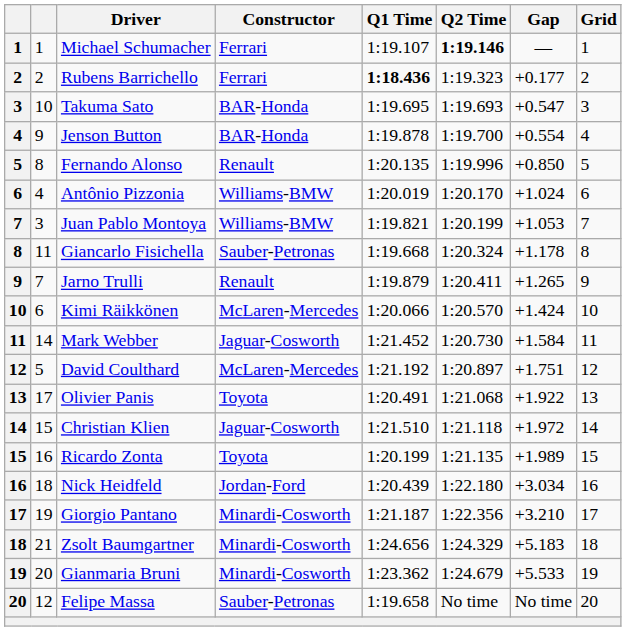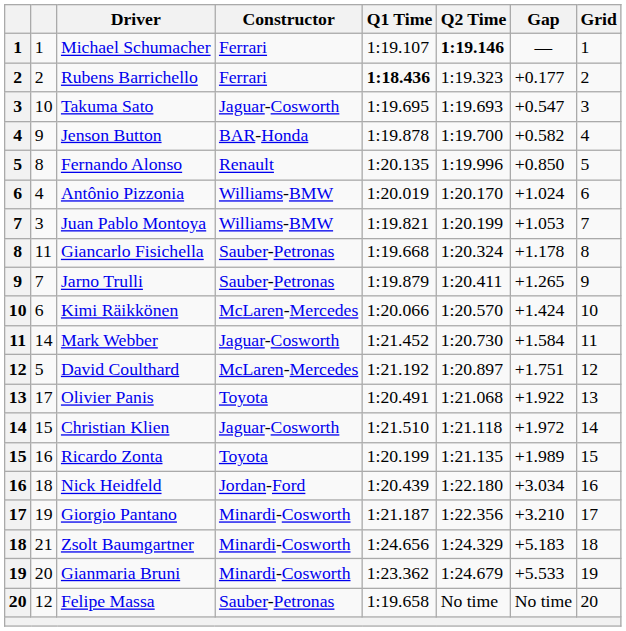(264, 106) BAR-Honda -> (279, 106) Jaguar-Cosworth
(540, 135) +0.554 -> (540, 135) +0.582
(246, 281) Renault -> (277, 281) Sauber-Petronas
